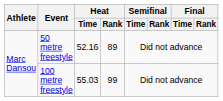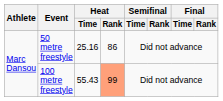(88, 48) 52.16 -> (88, 48) 25.16
(112, 48) 89 -> (112, 48) 86
(88, 80) 55.03 -> (88, 80) 55.43
(112, 80) no background -> (112, 80) lightsalmon background
